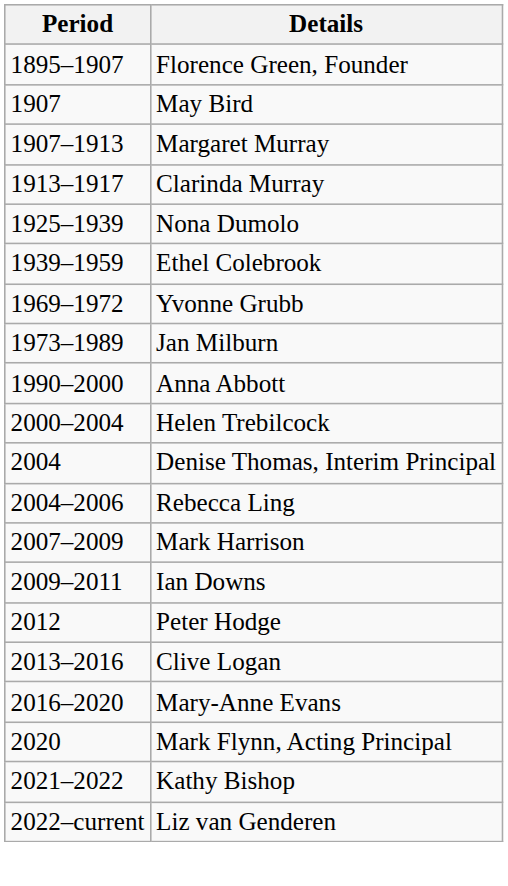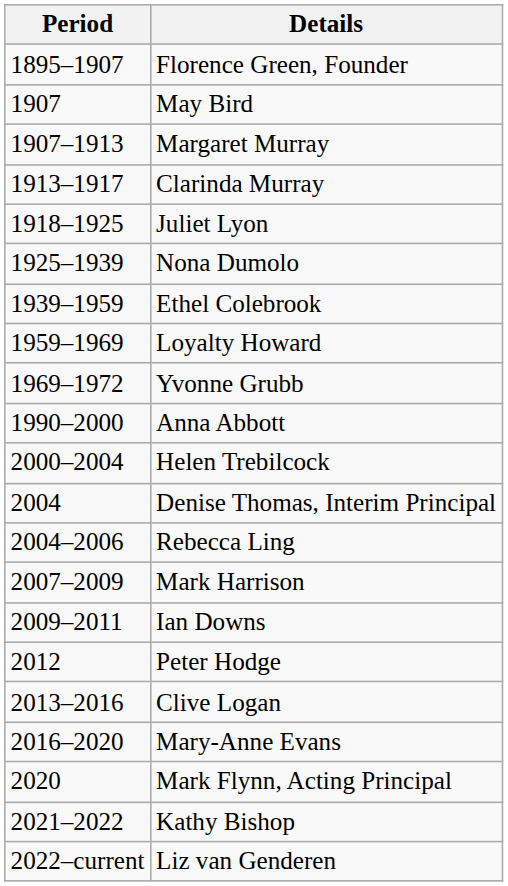+ row: (212, 223)
+ row: (239, 343)
- row: (217, 343)
